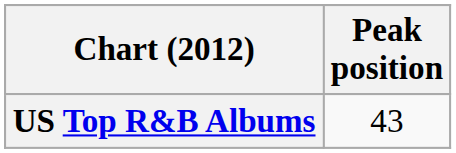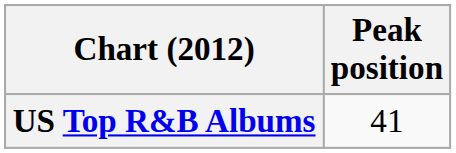(387, 120) 43 -> (387, 120) 41
